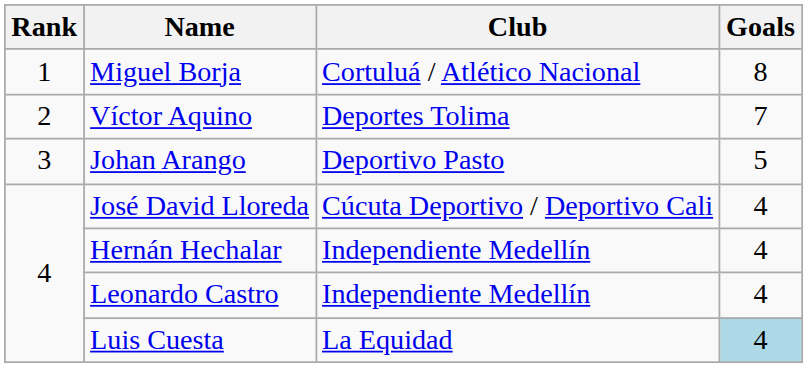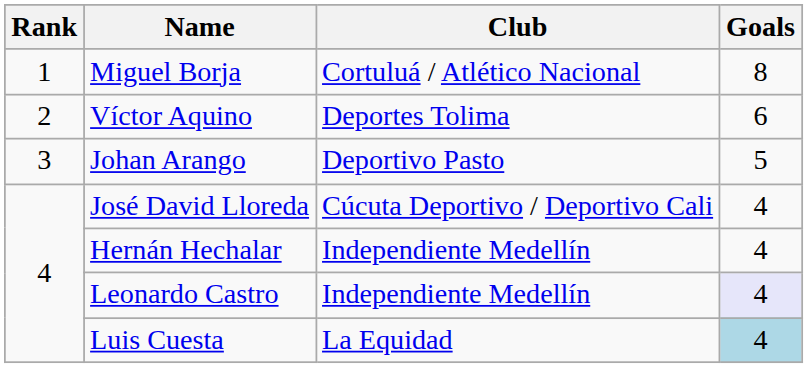(761, 116) 7 -> (761, 116) 6
(761, 294) no background -> (761, 294) lavender background
